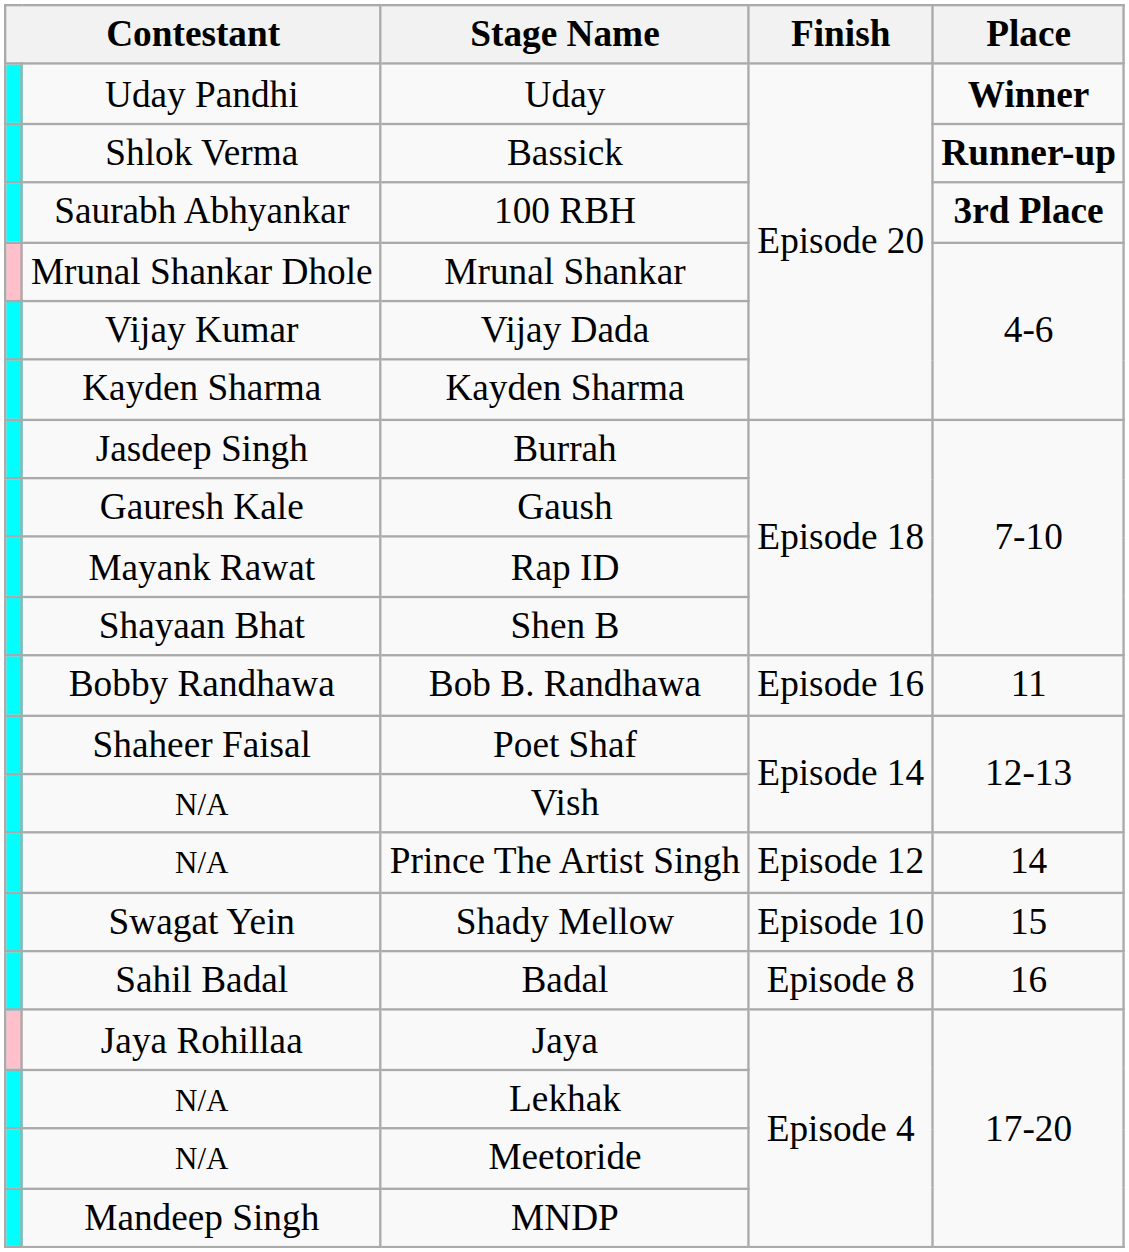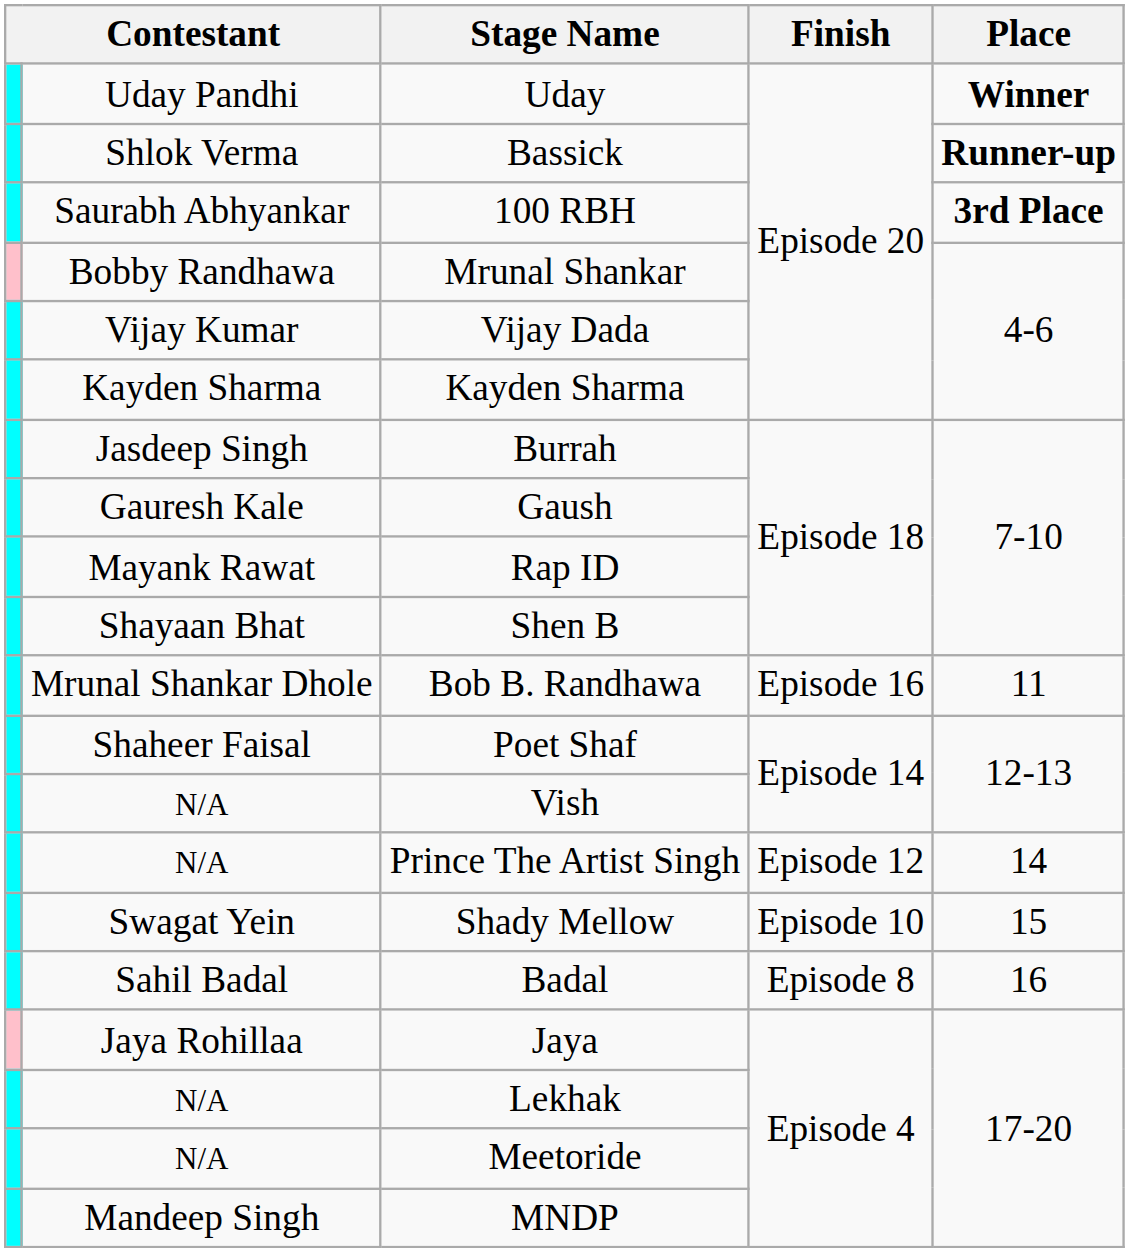(202, 270) Mrunal Shankar Dhole -> (202, 270) Bobby Randhawa
(202, 684) Bobby Randhawa -> (202, 684) Mrunal Shankar Dhole
